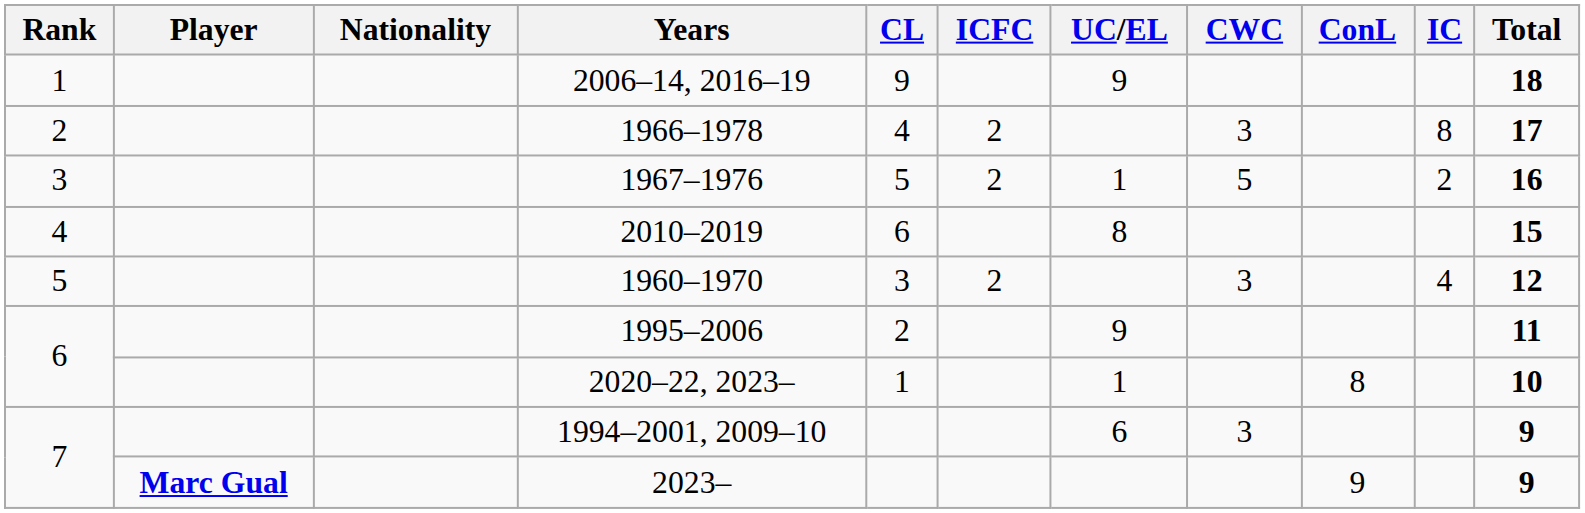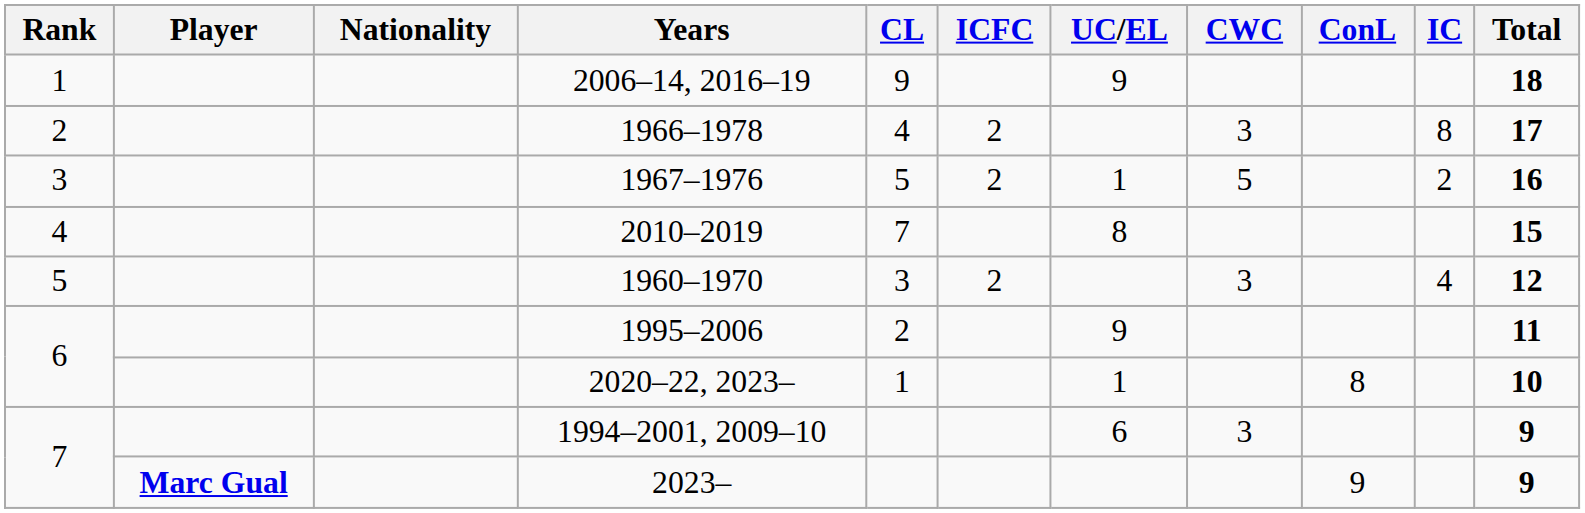(902, 230) 6 -> (902, 230) 7
